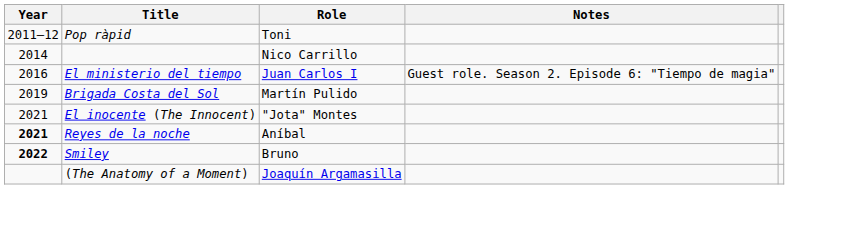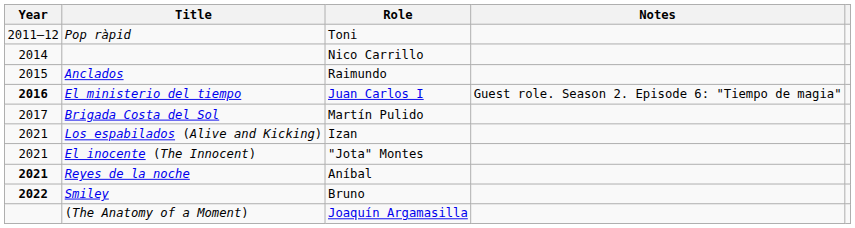+ row: (94, 74)
(33, 74) normal -> (33, 94) bold
(33, 94) 2019 -> (33, 114) 2017
+ row: (193, 134)
